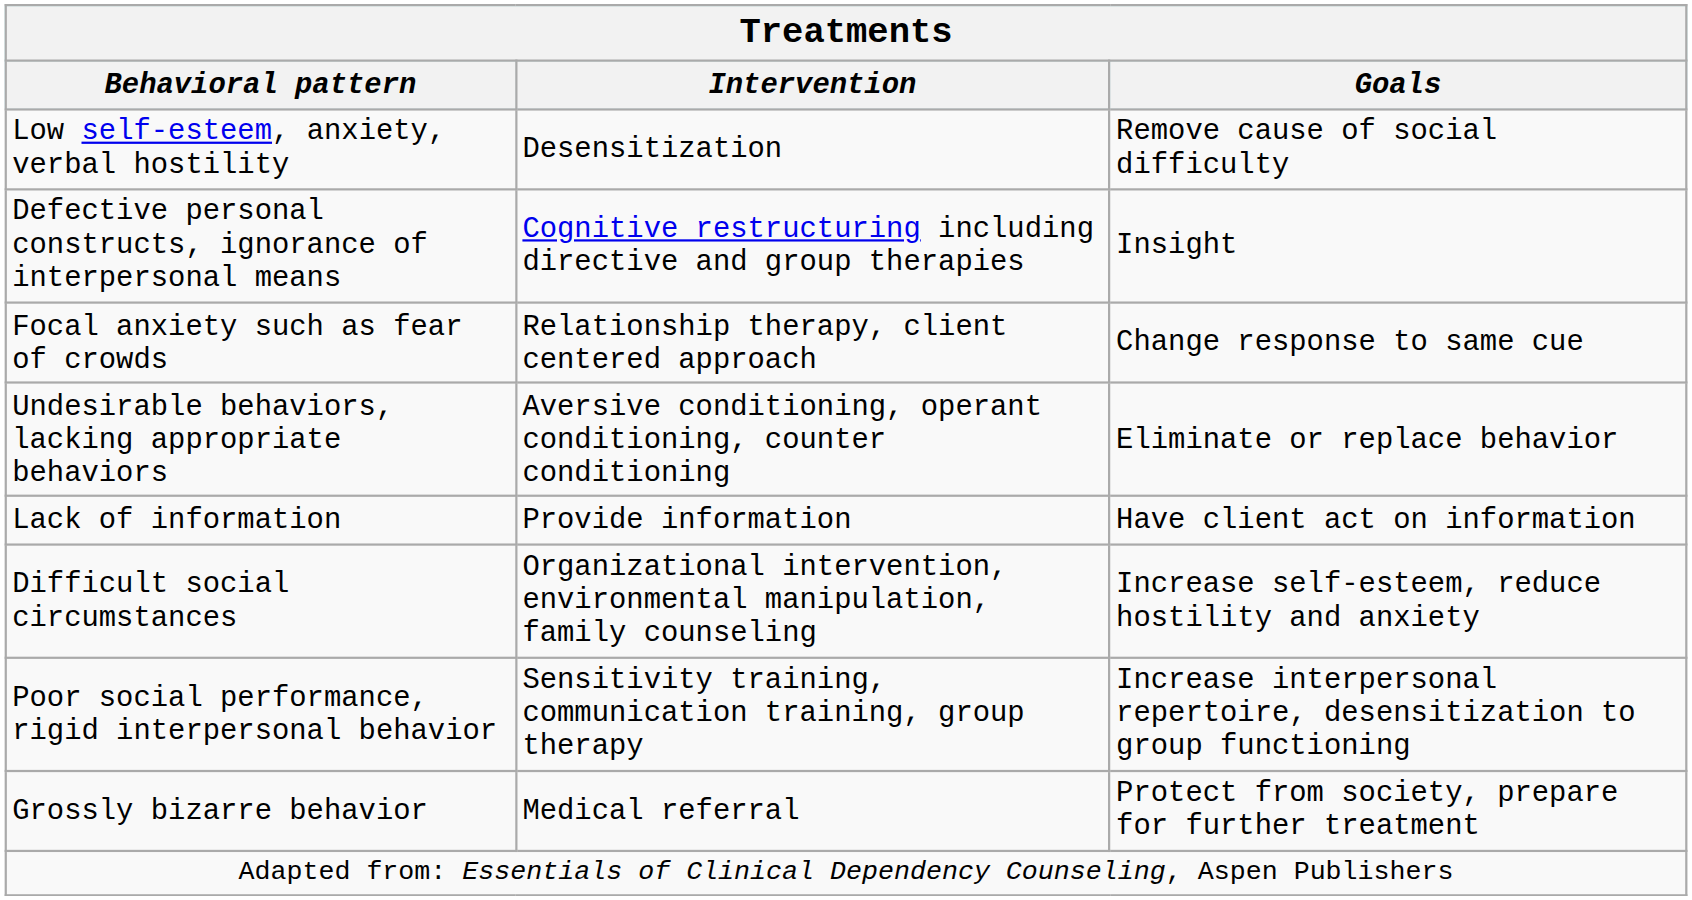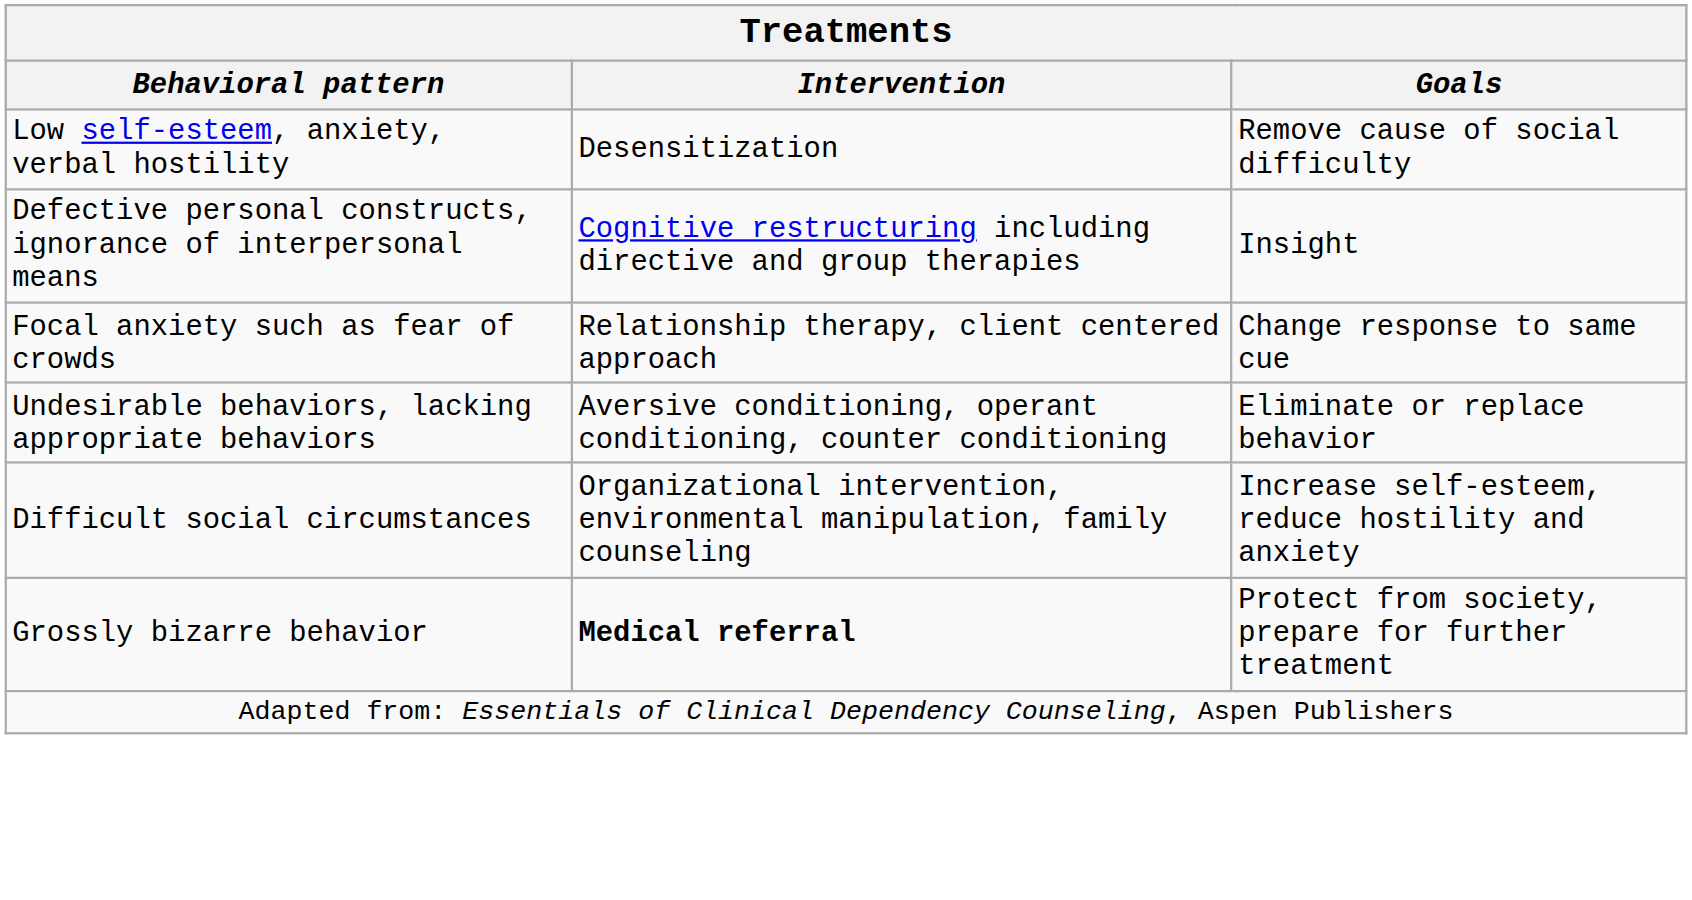- row: (177, 520)
- row: (255, 714)
(661, 811) normal -> (717, 634) bold
